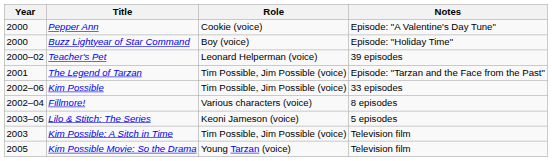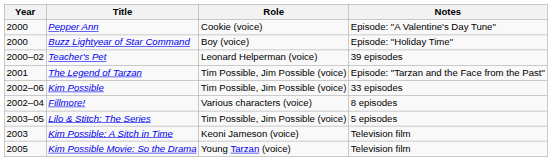(250, 118) Keoni Jameson (voice) -> (274, 118) Tim Possible, Jim Possible (voice)
(274, 133) Tim Possible, Jim Possible (voice) -> (250, 133) Keoni Jameson (voice)
